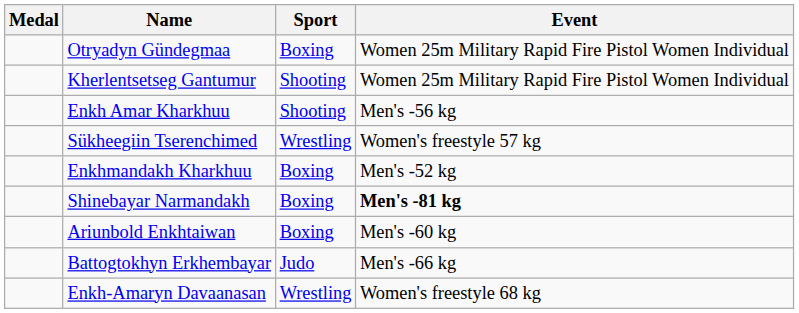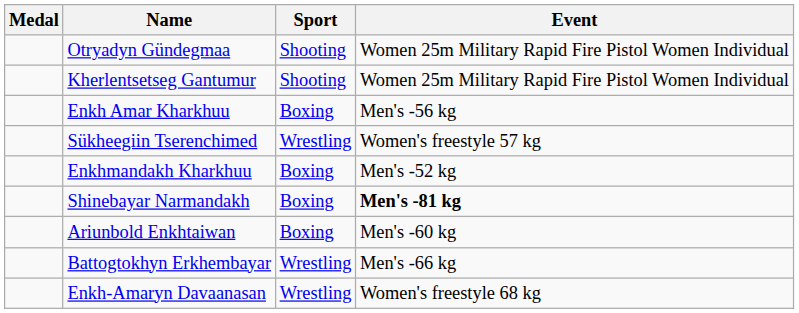(307, 50) Boxing -> (313, 50) Shooting
(313, 110) Shooting -> (307, 110) Boxing
(297, 262) Judo -> (315, 262) Wrestling
